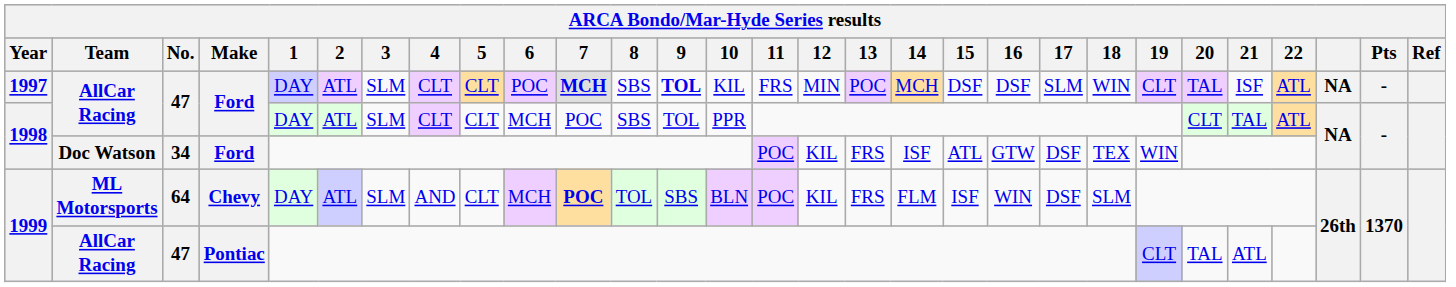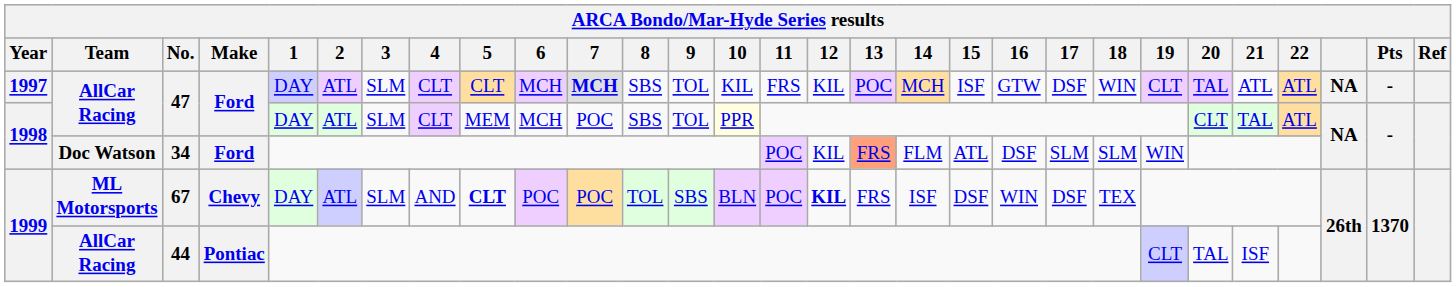(529, 86) POC -> (541, 86) MCH
(681, 86) bold -> (691, 86) normal
(822, 86) MIN -> (829, 86) KIL
(965, 86) DSF -> (971, 86) ISF
(1013, 86) DSF -> (1019, 86) GTW
(1063, 86) SLM -> (1069, 86) DSF
(1249, 86) ISF -> (1255, 86) ATL
(482, 119) CLT -> (487, 119) MEM
(729, 119) no background -> (737, 119) lightyellow background
(868, 152) no background -> (874, 152) lightsalmon background
(917, 152) ISF -> (923, 152) FLM
(1013, 152) GTW -> (1019, 152) DSF
(1063, 152) DSF -> (1069, 152) SLM
(1111, 152) TEX -> (1117, 152) SLM
(181, 196) 64 -> (181, 196) 67
(482, 196) normal -> (487, 196) bold
(529, 196) MCH -> (541, 196) POC
(583, 196) bold -> (595, 196) normal
(822, 196) normal -> (829, 196) bold
(917, 196) FLM -> (923, 196) ISF
(965, 196) ISF -> (971, 196) DSF
(1111, 196) SLM -> (1117, 196) TEX
(181, 253) 47 -> (181, 253) 44
(1249, 253) ATL -> (1255, 253) ISF
